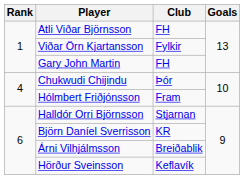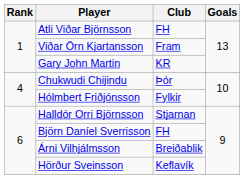(168, 47) Fylkir -> (168, 47) Fram
(163, 64) FH -> (163, 64) KR
(168, 98) Fram -> (168, 98) Fylkir
(163, 132) KR -> (163, 132) FH
